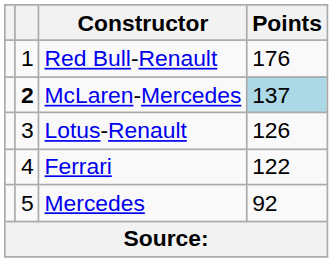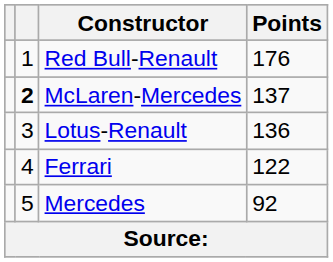(271, 94) lightblue background -> (271, 94) no background
(271, 130) 126 -> (271, 130) 136
